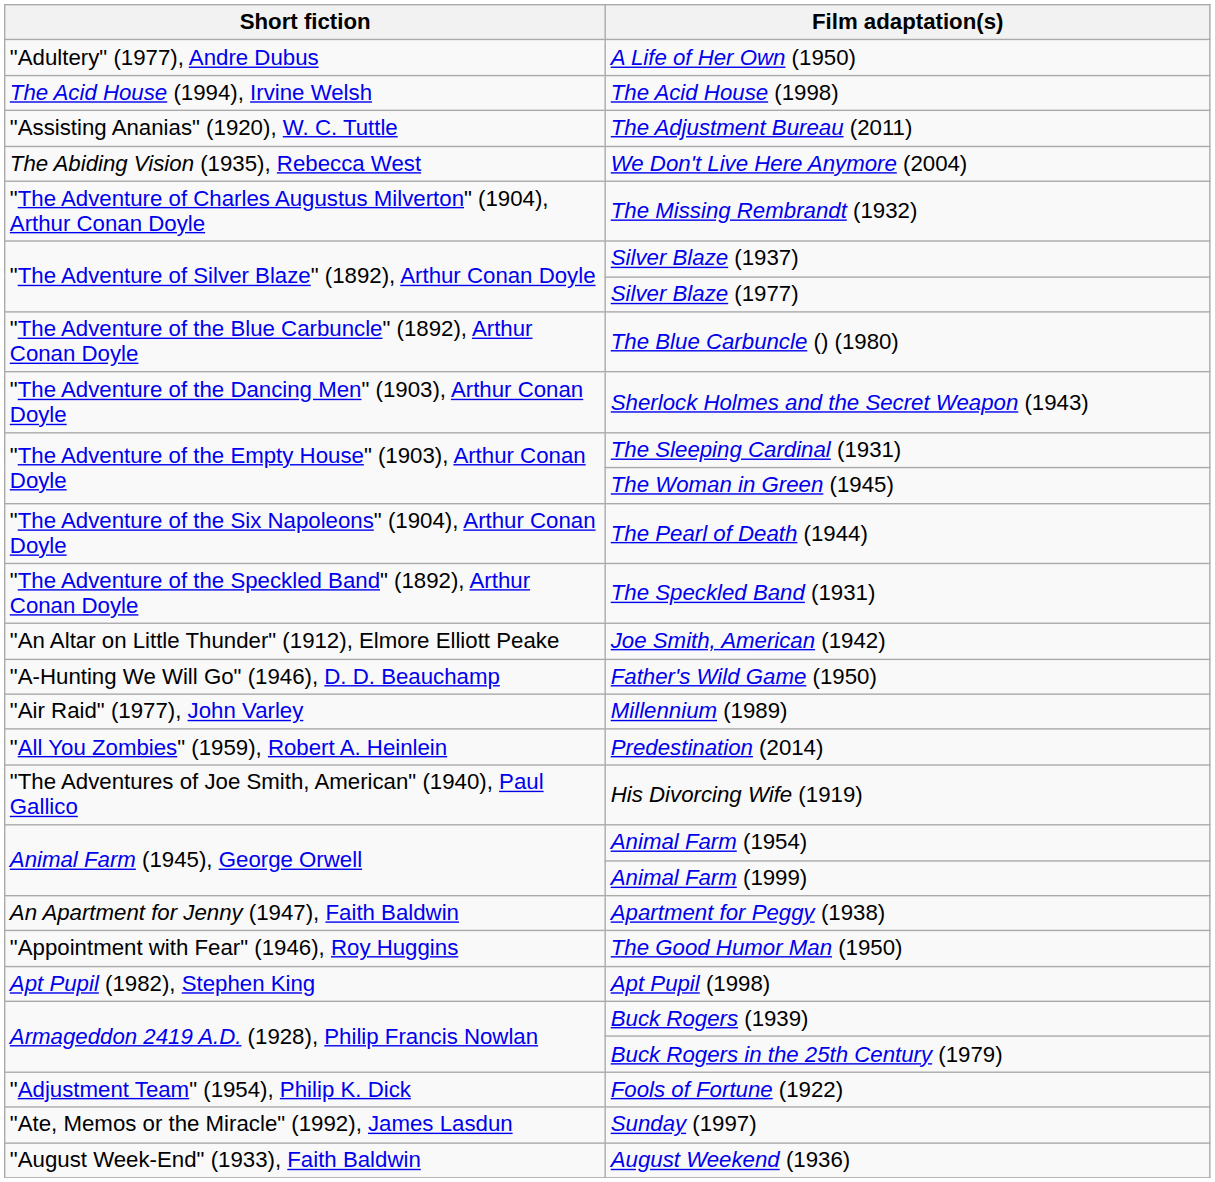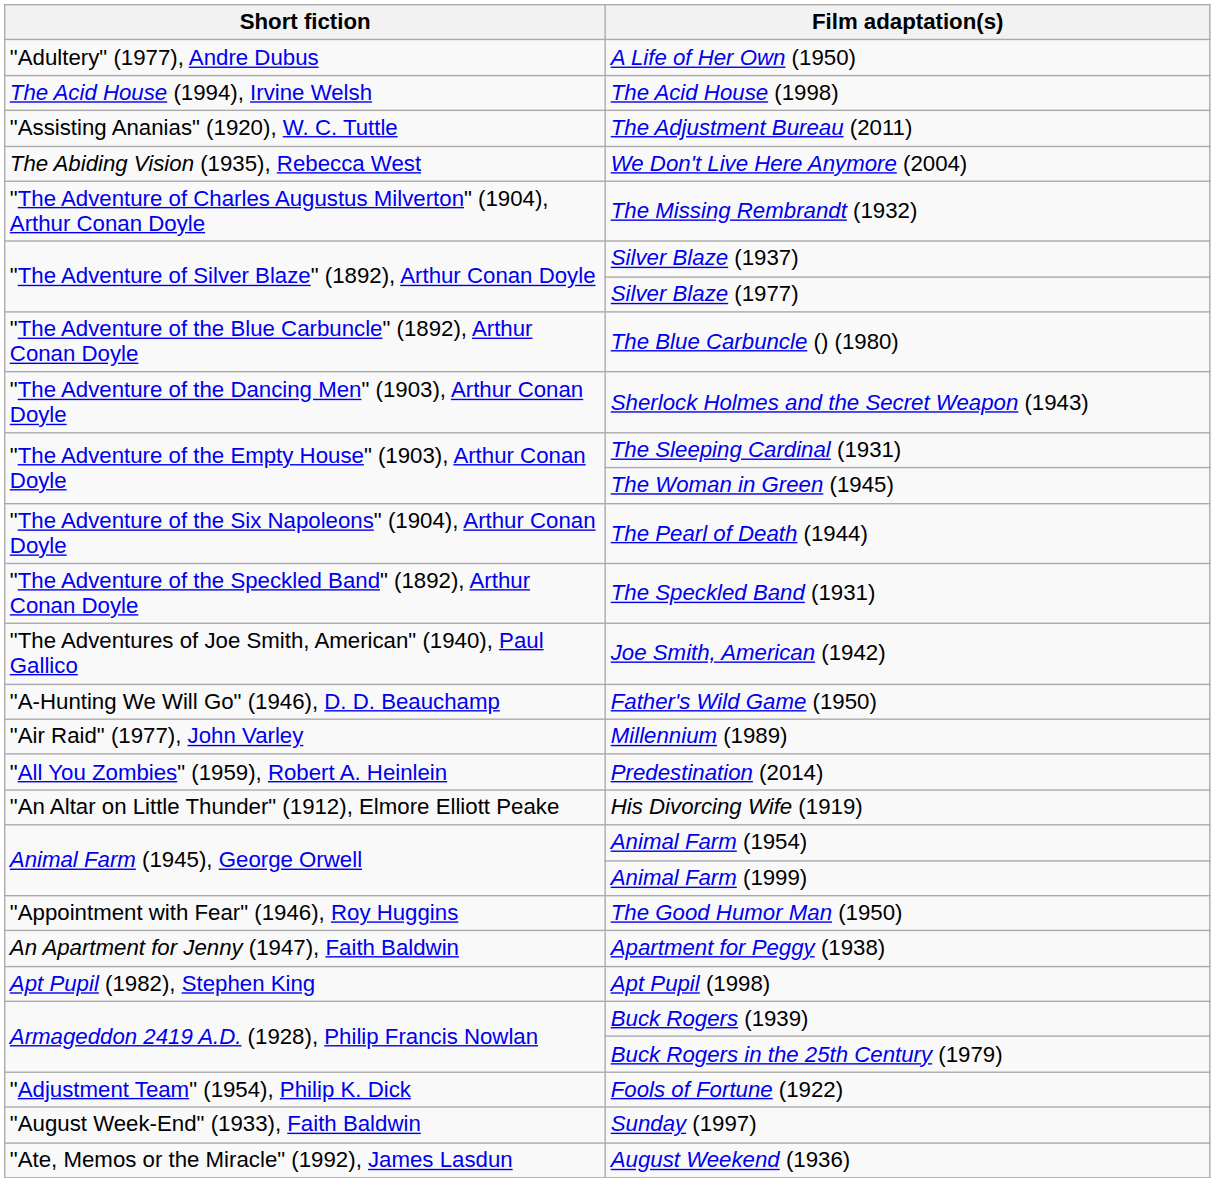(285, 641) "An Altar on Little Thunder" (1912), Elmore Elliott Peake -> (277, 653) "The Adventures of Joe Smith, American" (1940), Paul Gallico
(277, 794) "The Adventures of Joe Smith, American" (1940), Paul Gallico -> (285, 807) "An Altar on Little Thunder" (1912), Elmore Elliott Peake
rows swapped: (748, 912) <-> (757, 948)
(261, 1124) "Ate, Memos or the Miracle" (1992), James Lasdun -> (215, 1124) "August Week-End" (1933), Faith Baldwin
(215, 1159) "August Week-End" (1933), Faith Baldwin -> (261, 1159) "Ate, Memos or the Miracle" (1992), James Lasdun
